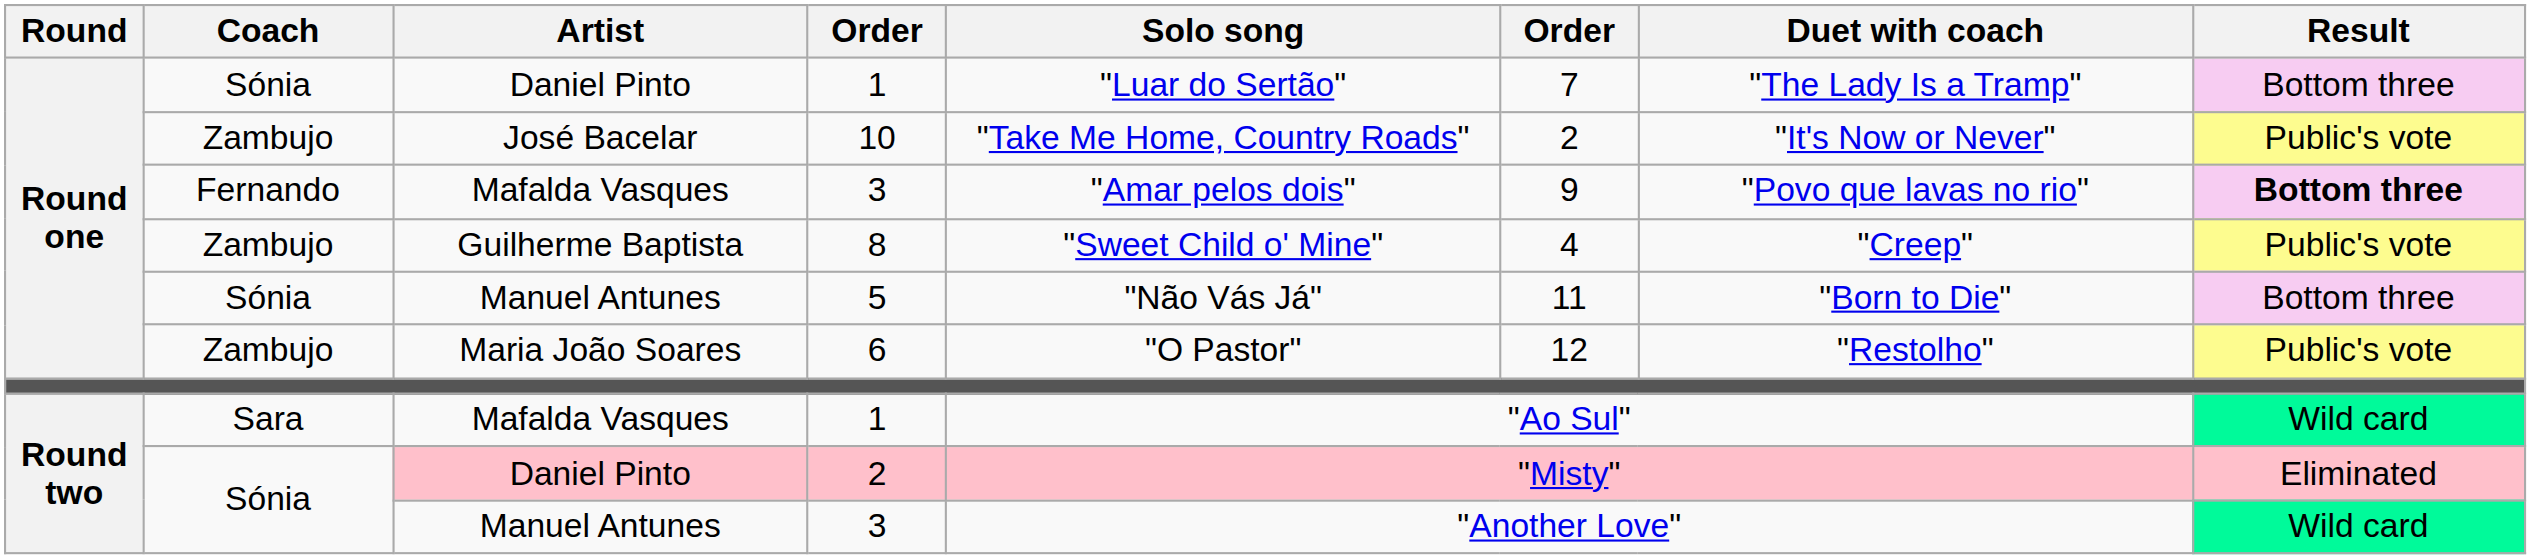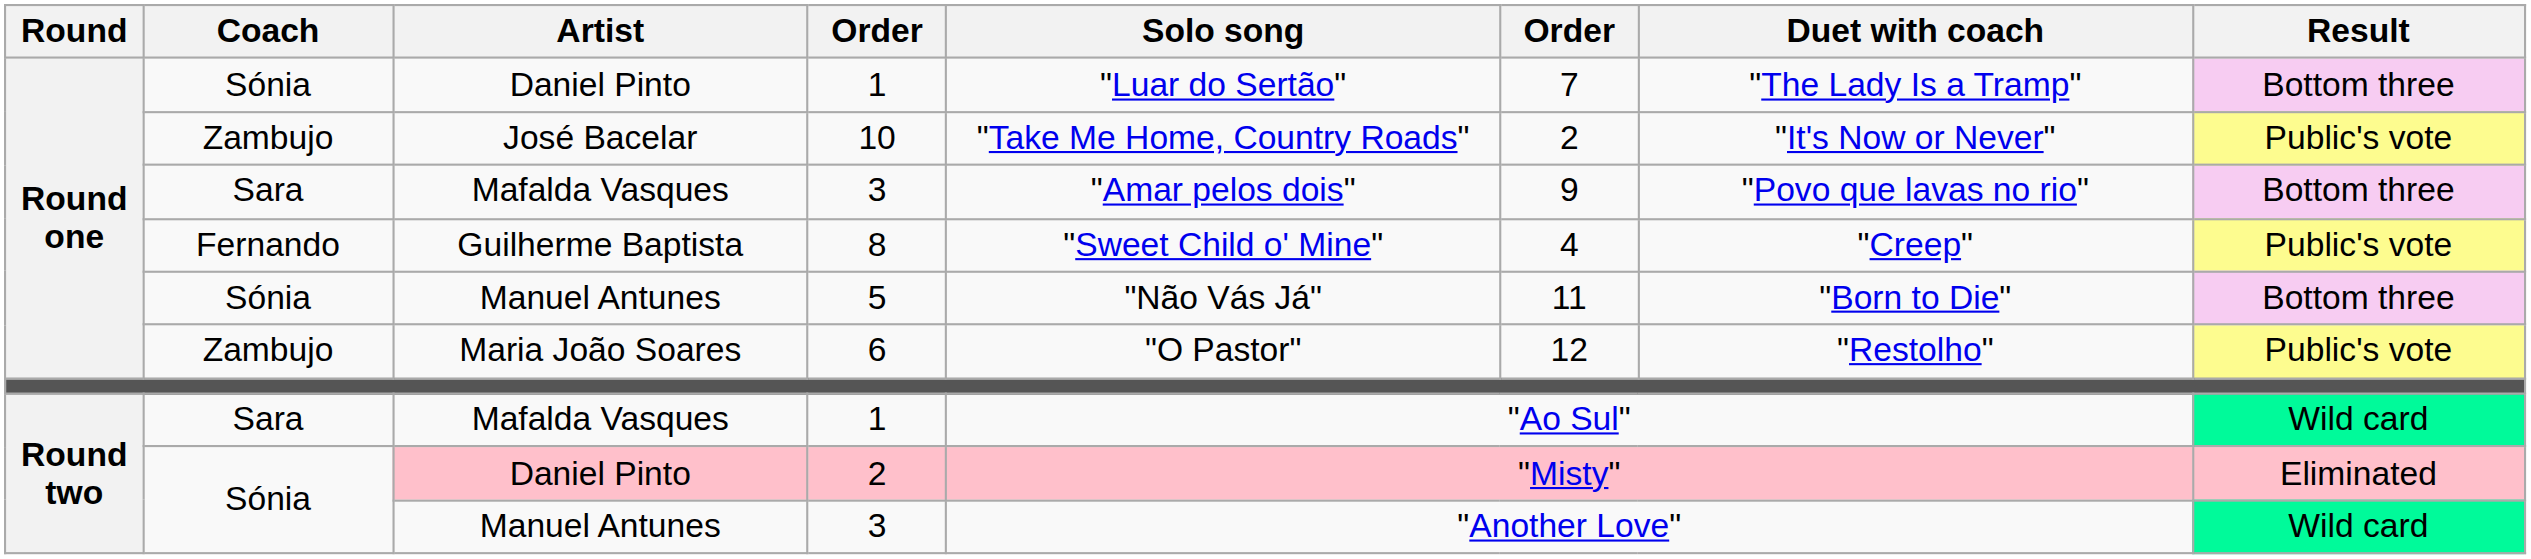(268, 191) Fernando -> (268, 191) Sara
(2358, 191) bold -> (2358, 191) normal
(268, 244) Zambujo -> (268, 244) Fernando
